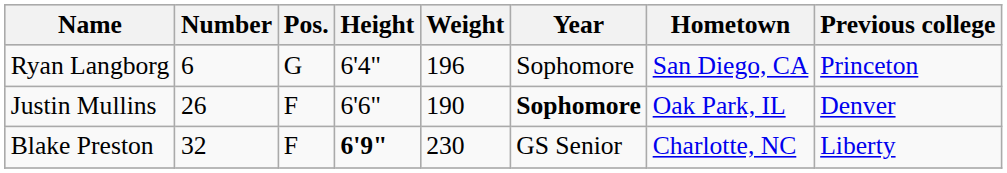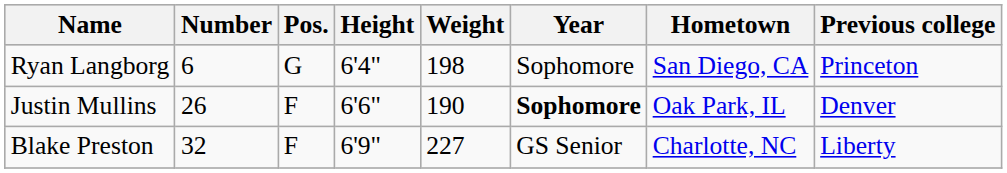(445, 65) 196 -> (445, 65) 198
(364, 146) bold -> (361, 146) normal
(445, 146) 230 -> (445, 146) 227
